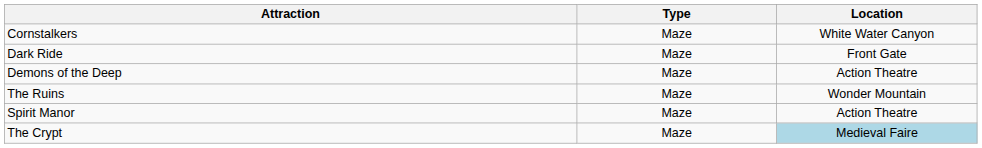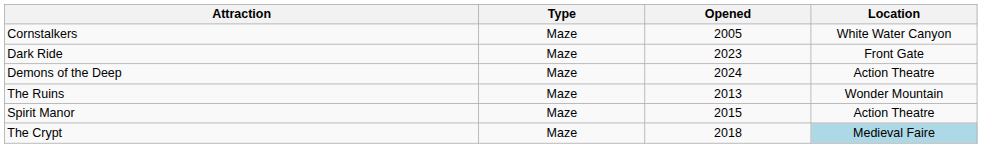+ column: (728, 14)
